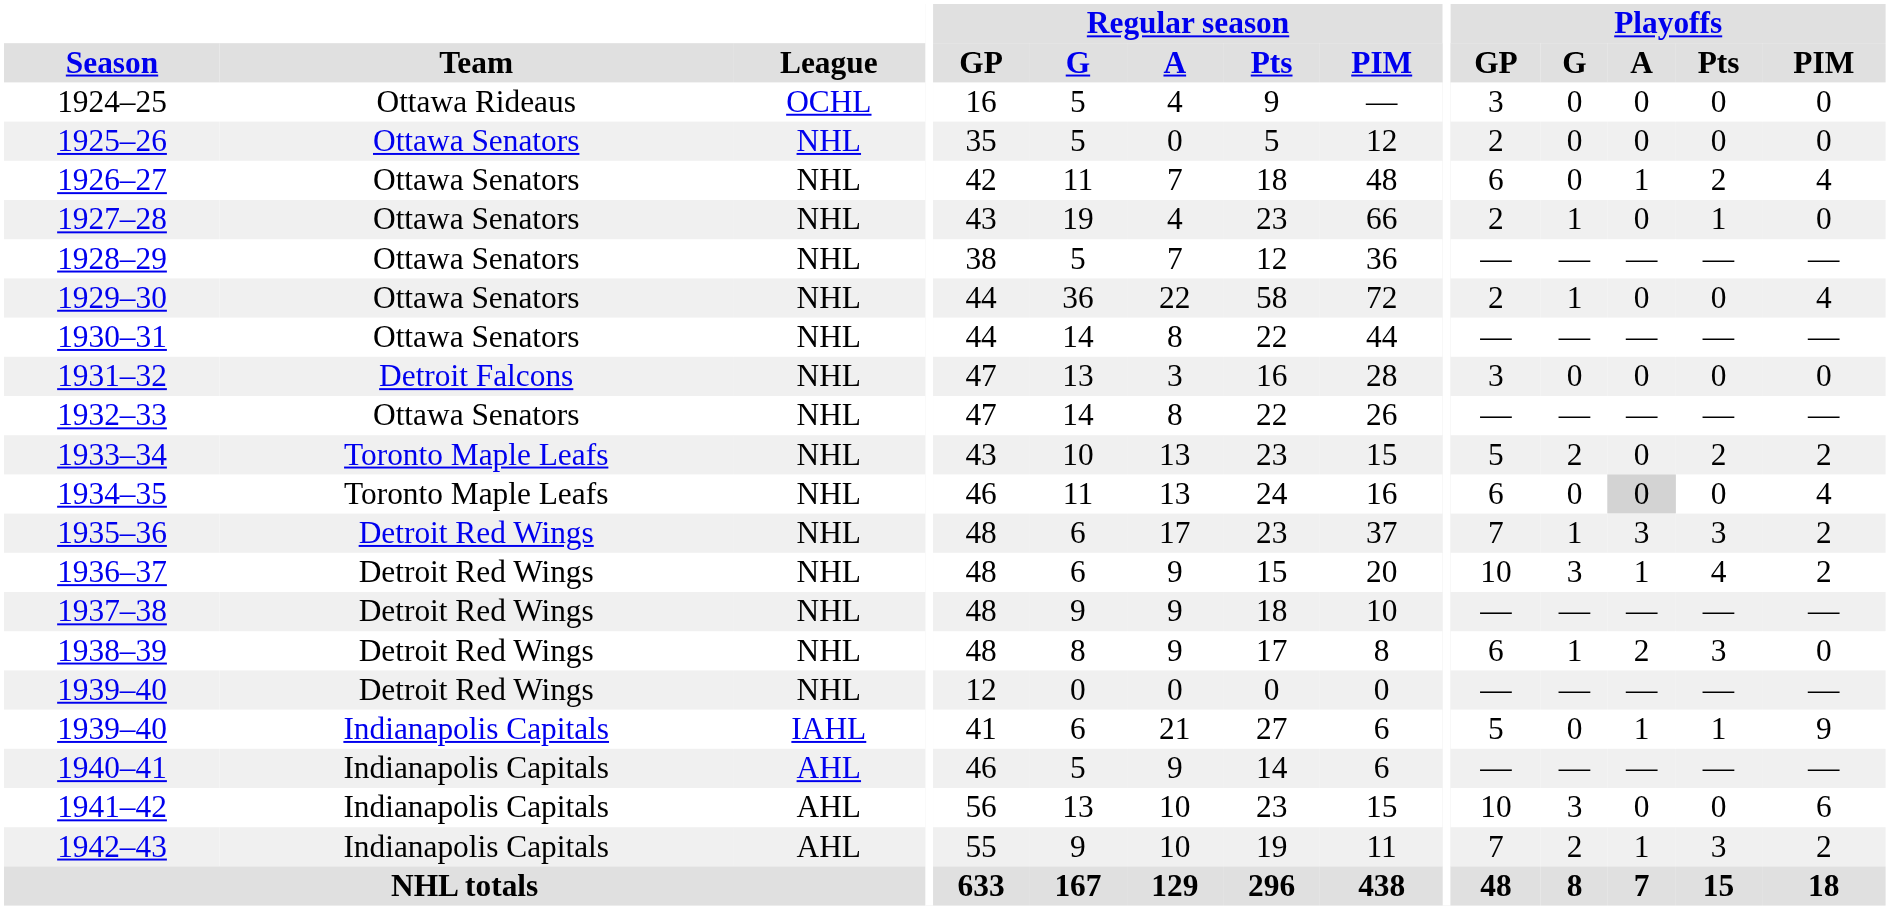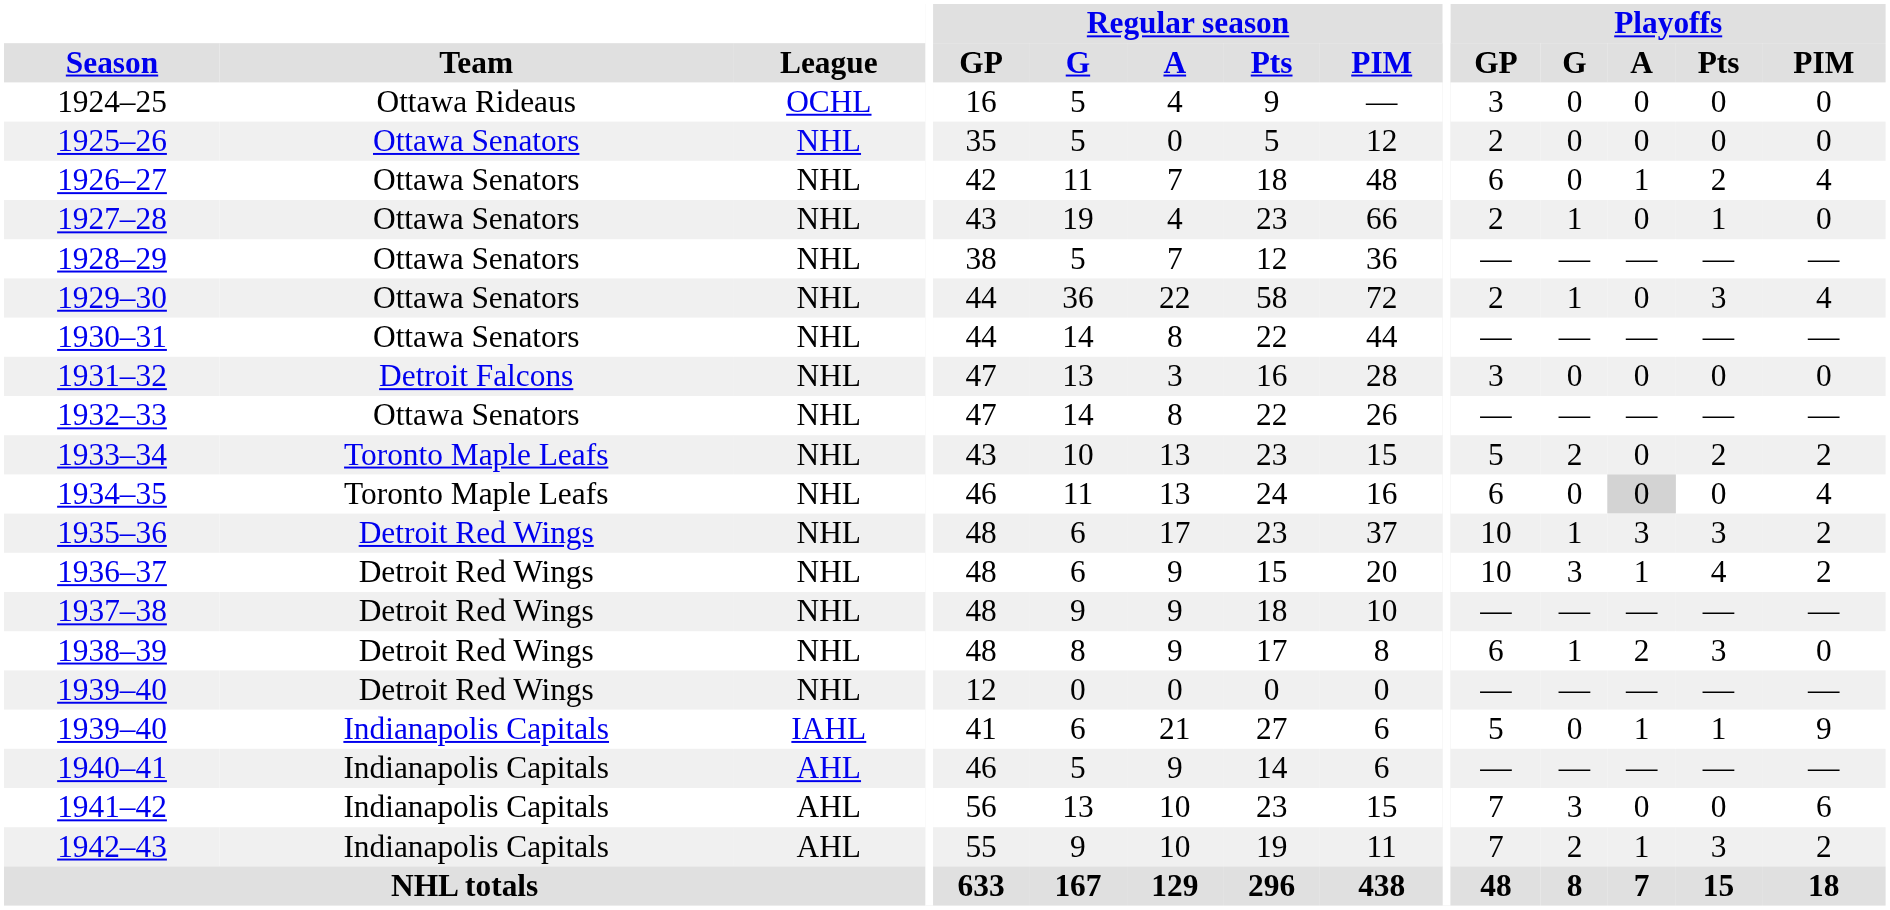(1719, 297) 0 -> (1719, 297) 3
(1496, 532) 7 -> (1496, 532) 10
(1496, 807) 10 -> (1496, 807) 7
